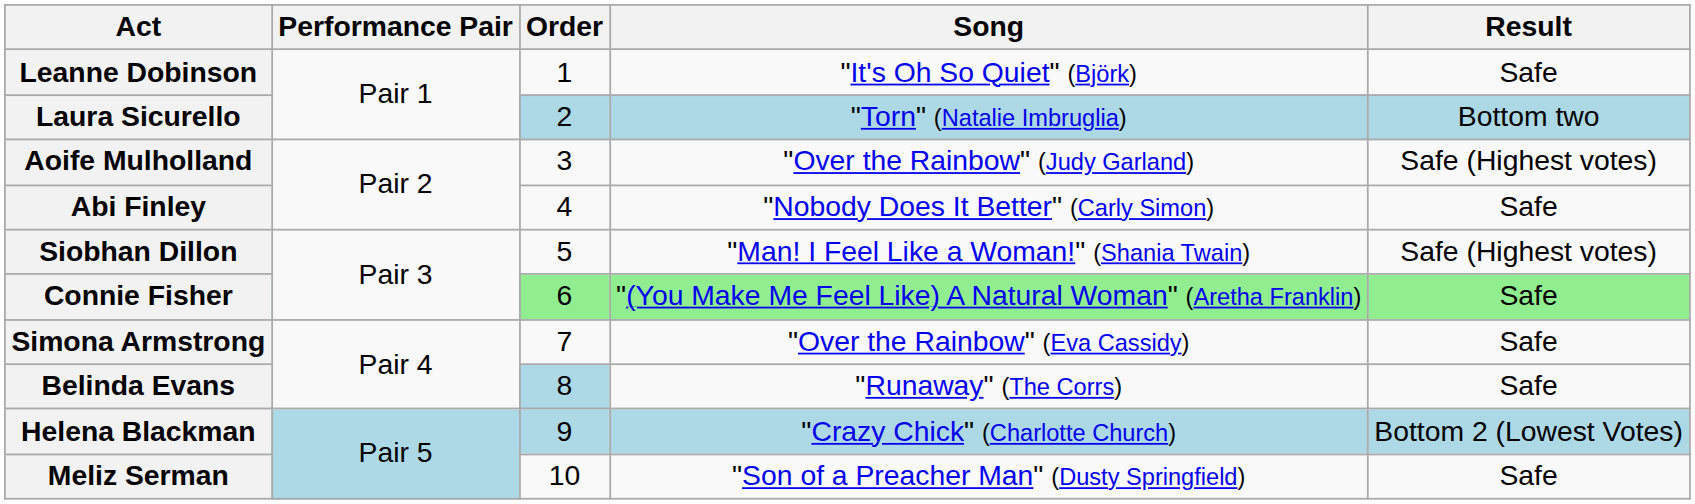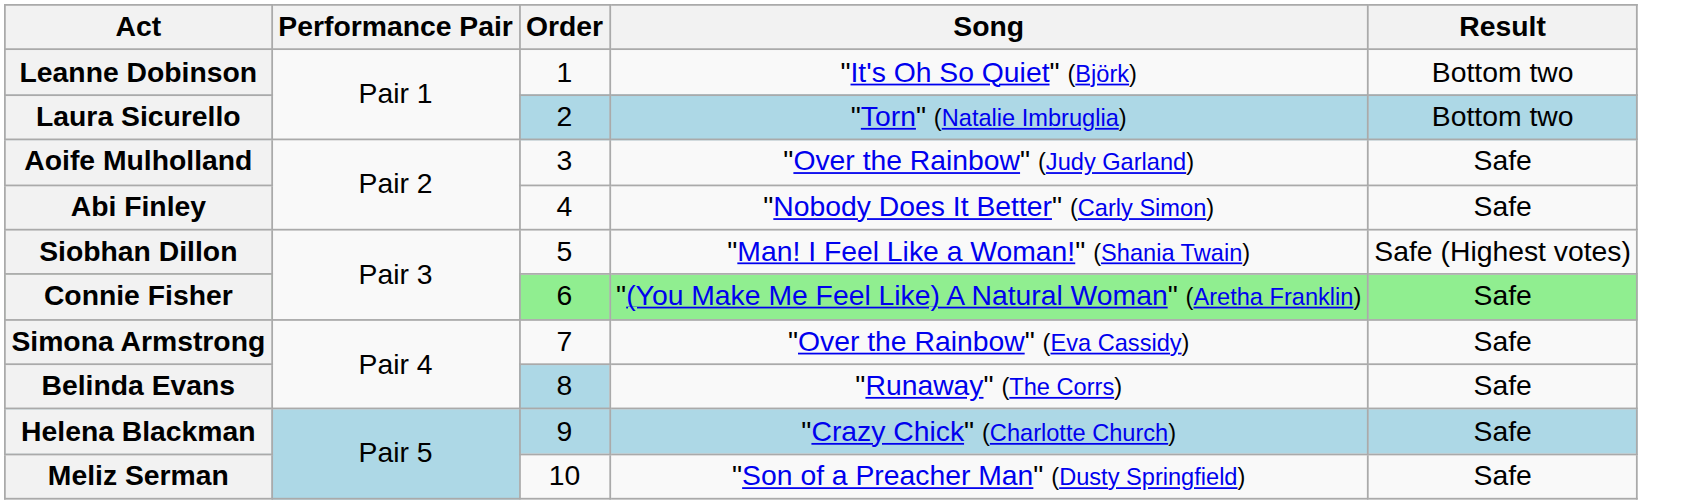(1529, 71) Safe -> (1503, 71) Bottom two
(1529, 161) Safe (Highest votes) -> (1503, 161) Safe
(1529, 431) Bottom 2 (Lowest Votes) -> (1503, 431) Safe
